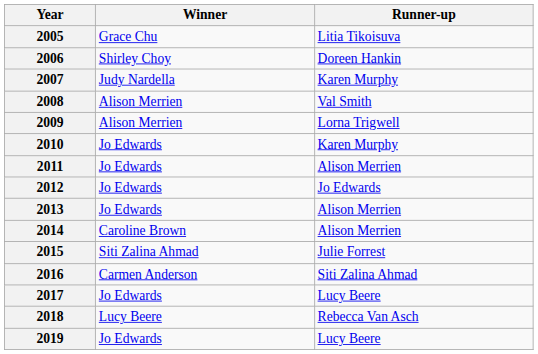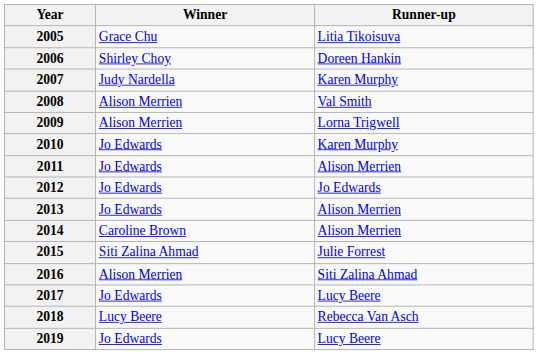(148, 274) Carmen Anderson -> (141, 274) Alison Merrien
